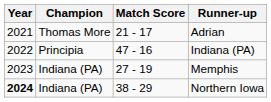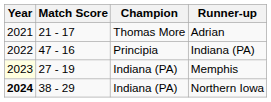columns swapped: (74, 13) <-> (151, 13)
(20, 69) no background -> (20, 69) lightyellow background
